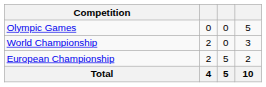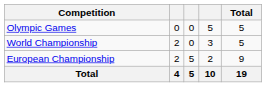+ column: (241, 12)
